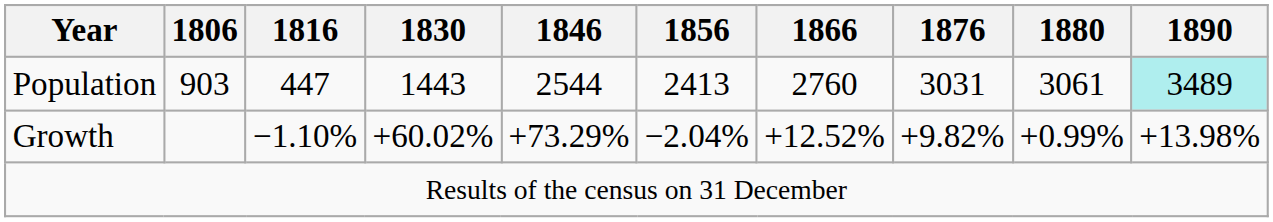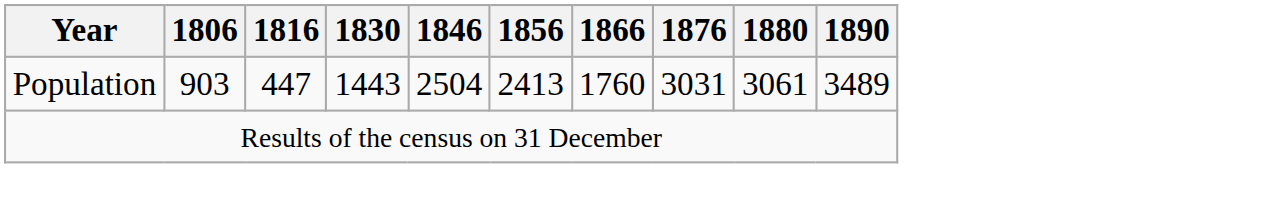(569, 83) 2544 -> (449, 83) 2504
(825, 83) 2760 -> (612, 83) 1760
(1200, 83) paleturquoise background -> (857, 83) no background
- row: (63, 135)
